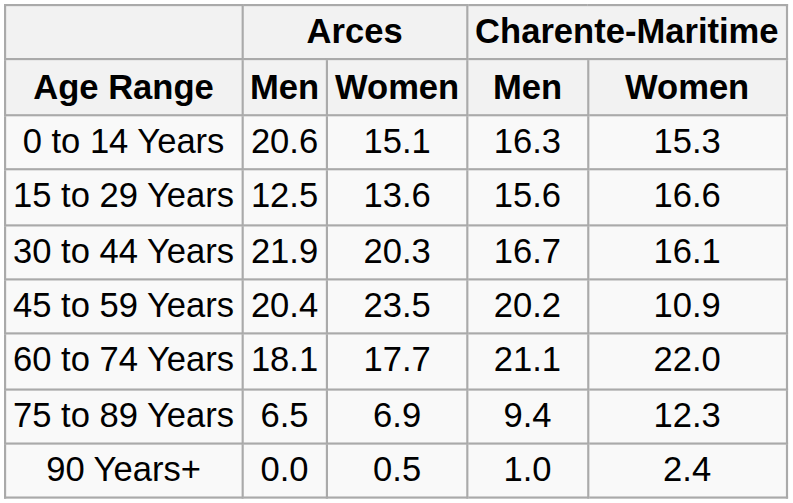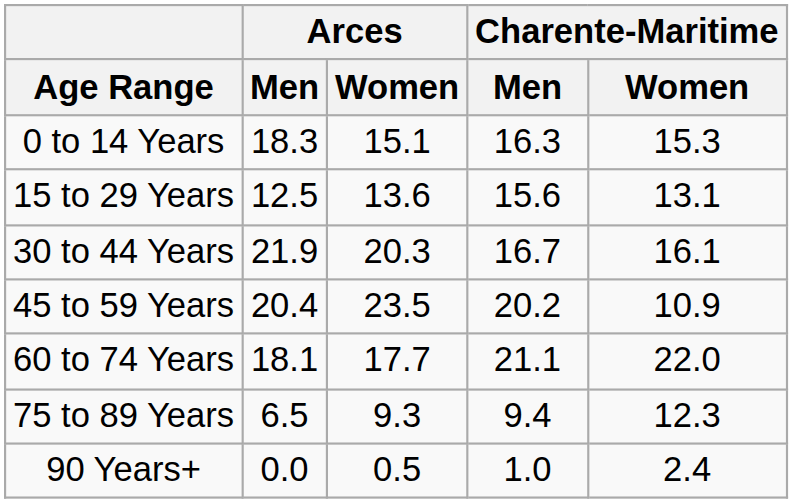(285, 141) 20.6 -> (285, 141) 18.3
(687, 196) 16.6 -> (687, 196) 13.1
(397, 415) 6.9 -> (397, 415) 9.3
